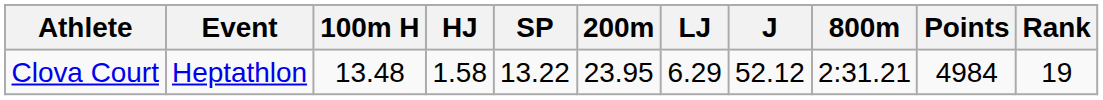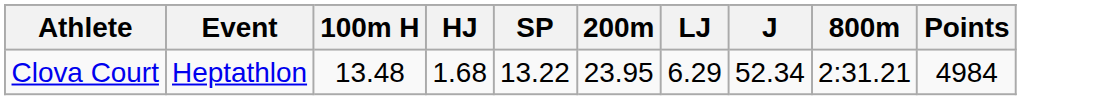- column: (1057, 27)
(460, 72) 1.58 -> (460, 72) 1.68
(770, 72) 52.12 -> (770, 72) 52.34
